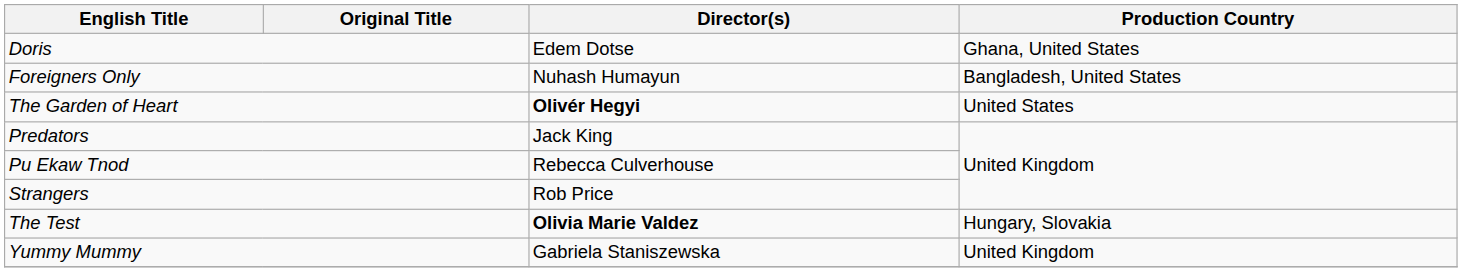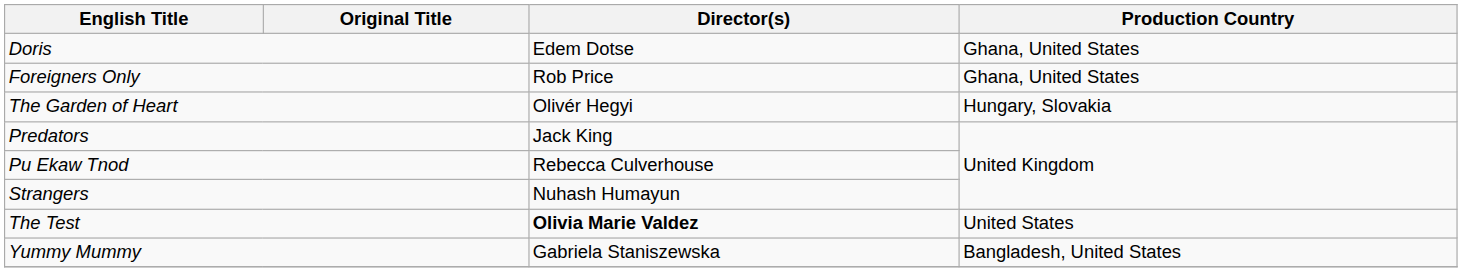(606, 77) Nuhash Humayun -> (573, 77) Rob Price
(1072, 77) Bangladesh, United States -> (1051, 77) Ghana, United States
(586, 106) bold -> (583, 106) normal
(1018, 106) United States -> (1037, 106) Hungary, Slovakia
(573, 194) Rob Price -> (606, 194) Nuhash Humayun
(1037, 223) Hungary, Slovakia -> (1018, 223) United States
(1029, 252) United Kingdom -> (1072, 252) Bangladesh, United States
